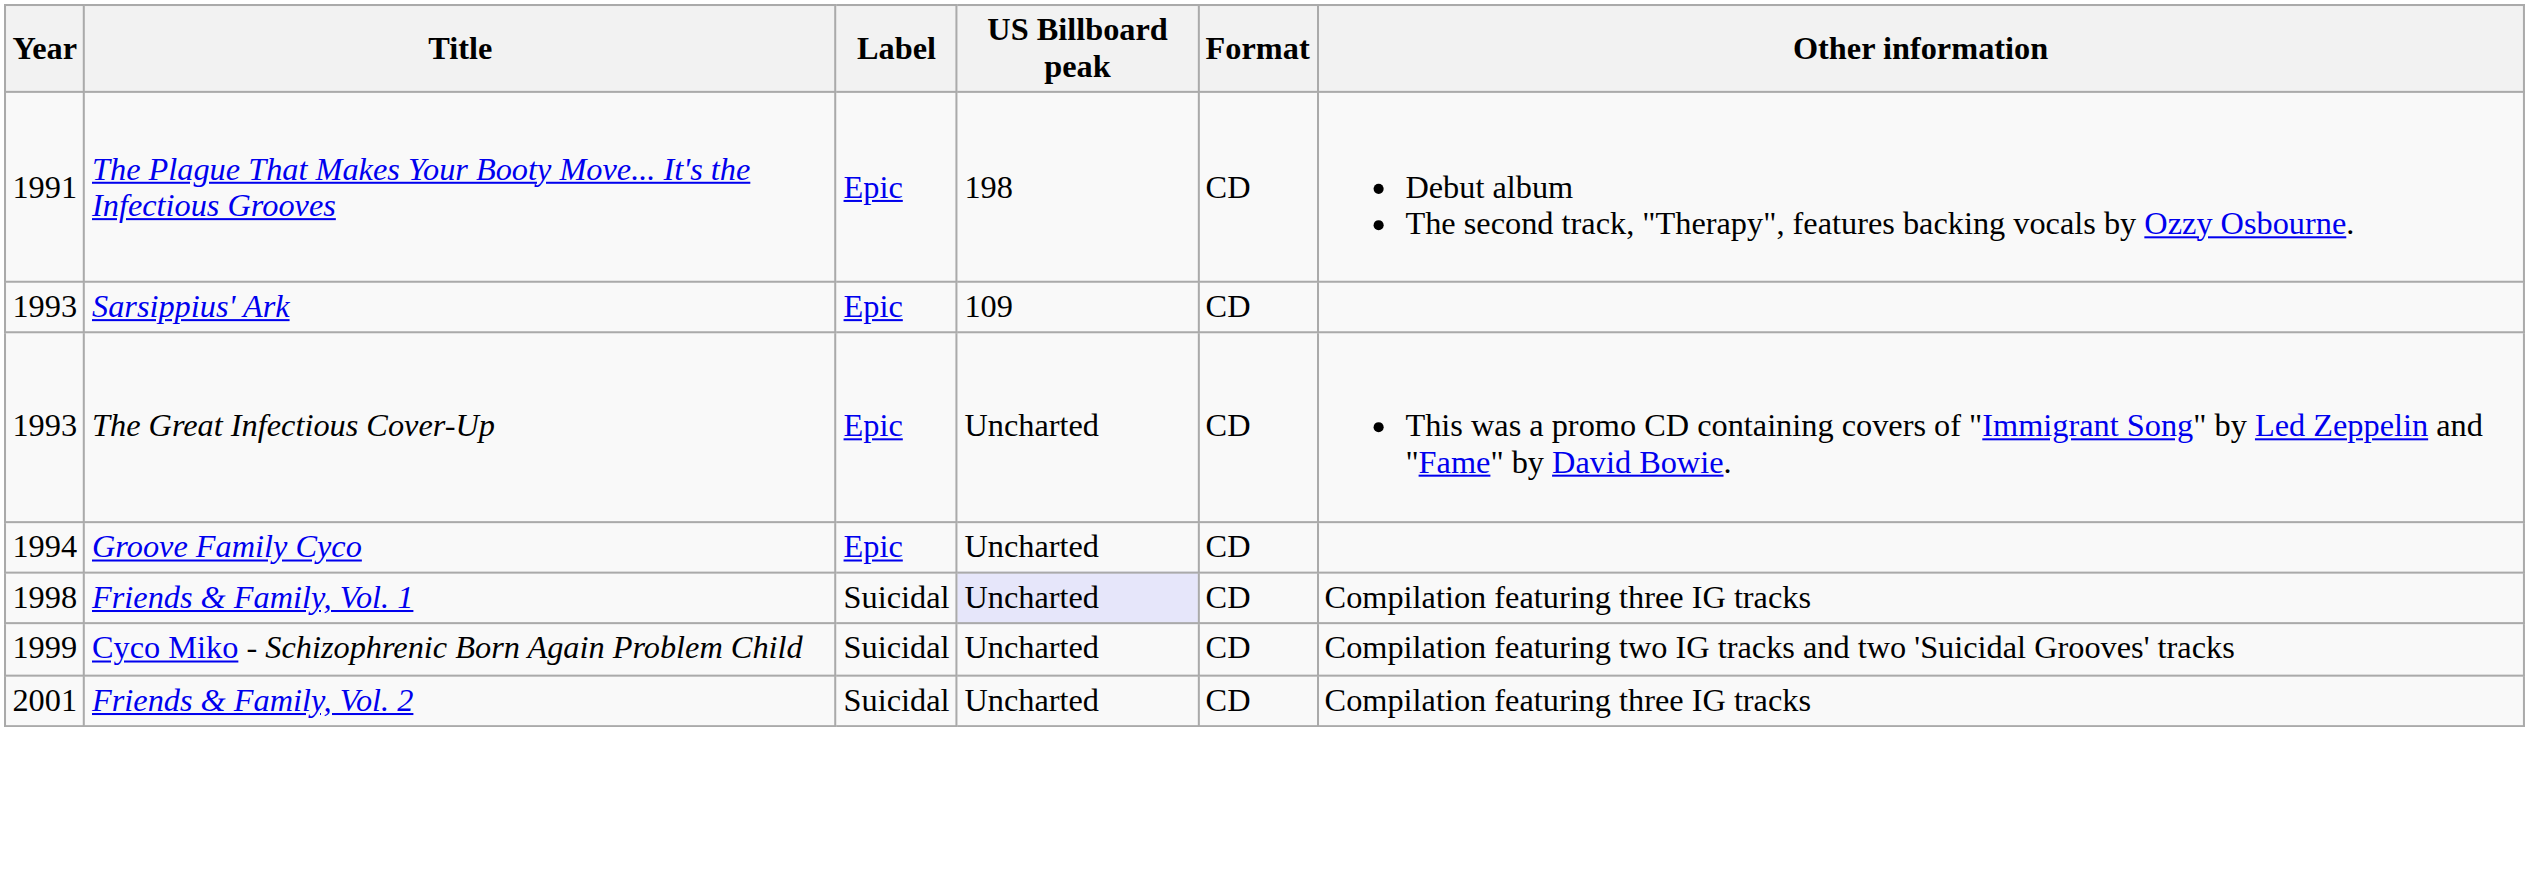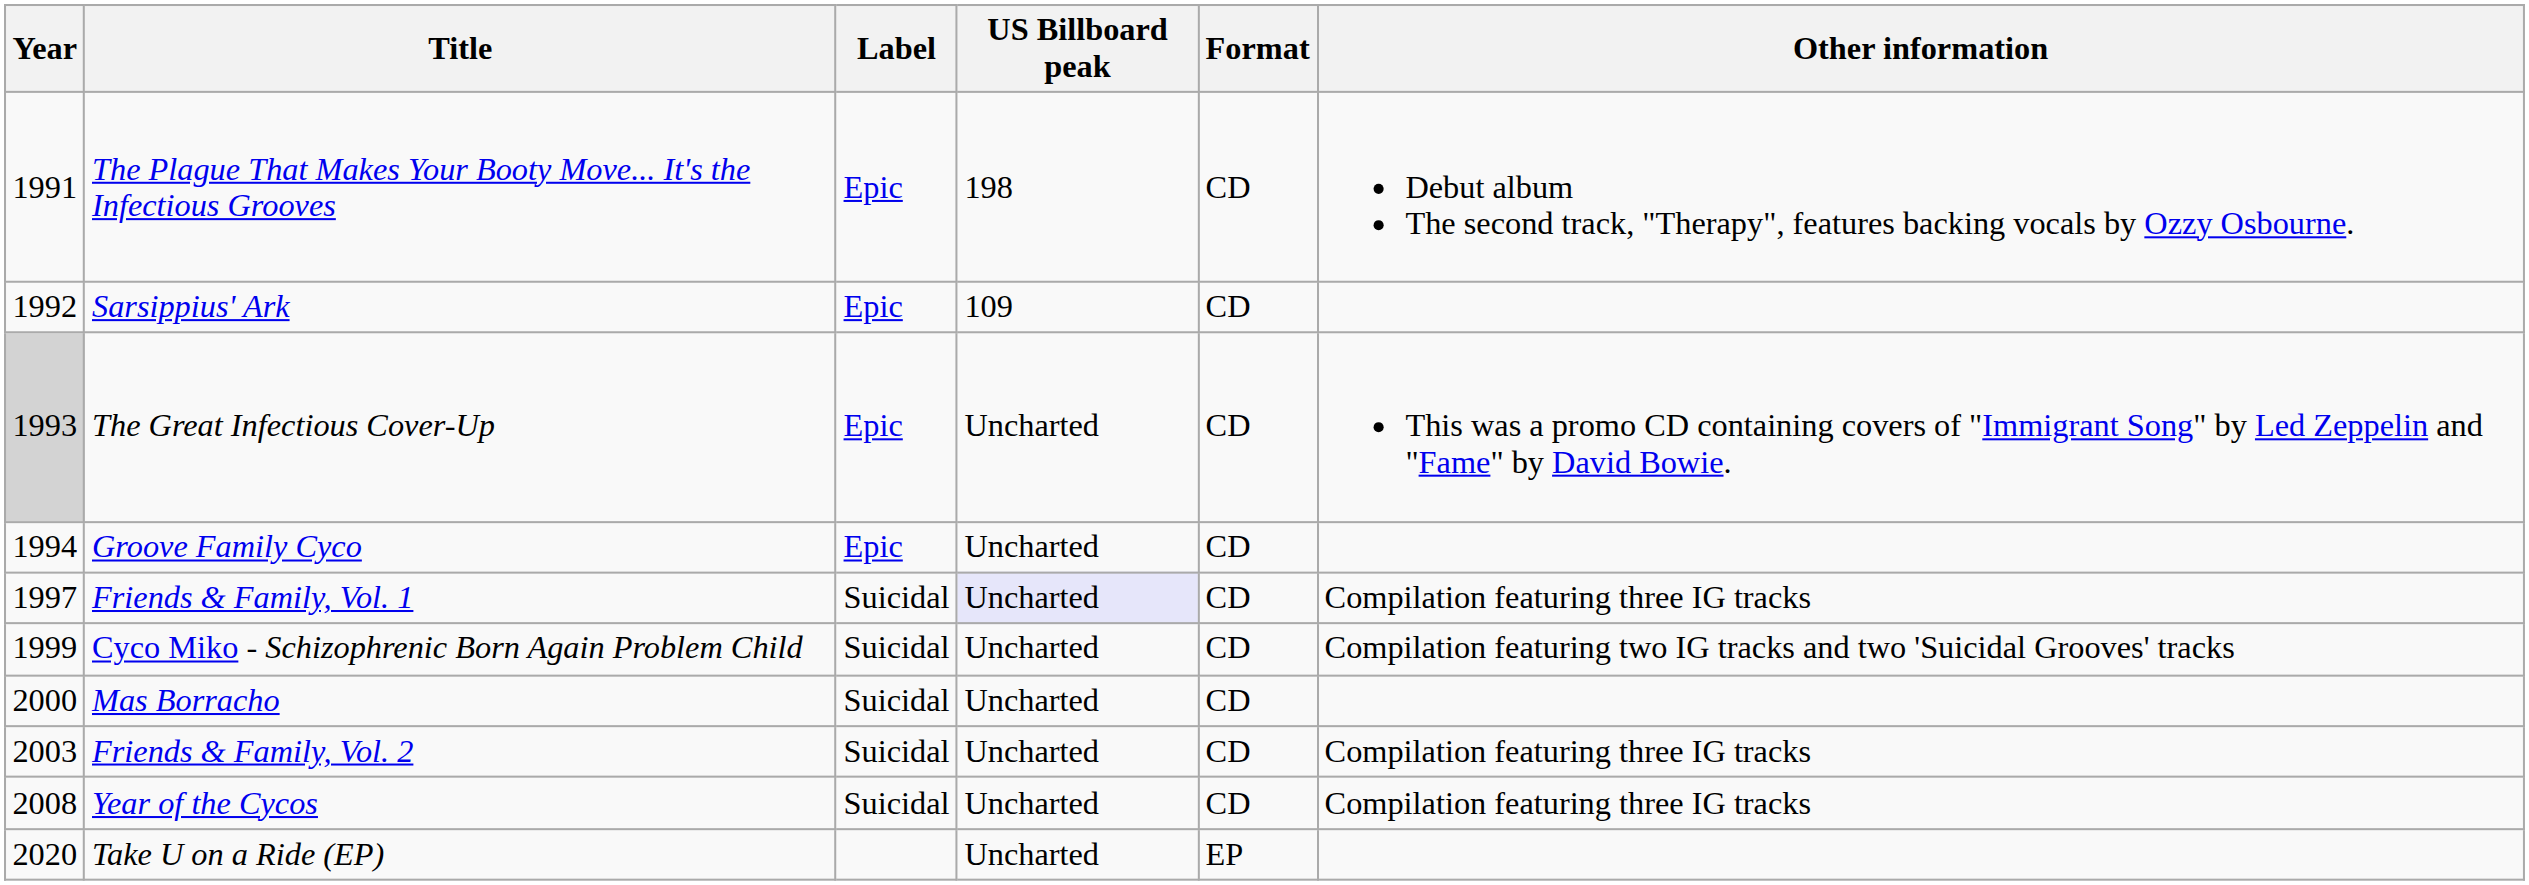(45, 306) 1993 -> (45, 306) 1992
(45, 426) no background -> (45, 426) lightgrey background
(45, 597) 1998 -> (45, 597) 1997
+ row: (186, 700)
(45, 700) 2001 -> (45, 751) 2003
+ row: (205, 802)
+ row: (238, 853)
